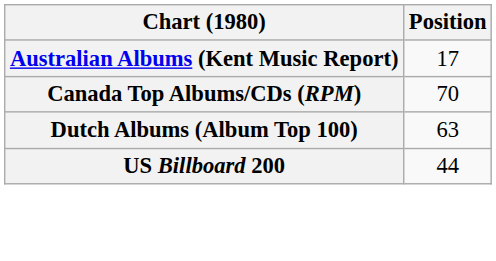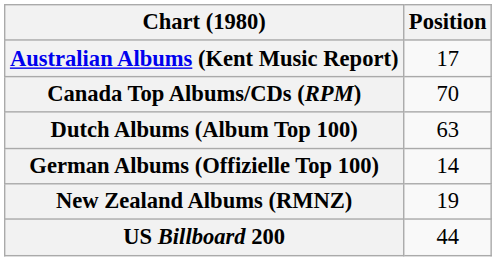+ row: (204, 165)
+ row: (204, 201)
